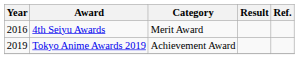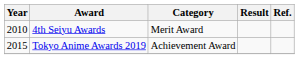(17, 29) 2016 -> (17, 29) 2010
(17, 45) 2019 -> (17, 45) 2015
